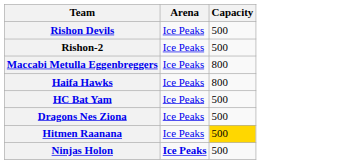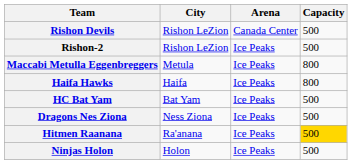+ column: (196, 13)
(183, 30) Ice Peaks -> (266, 30) Canada Center
(185, 151) bold -> (254, 151) normal
